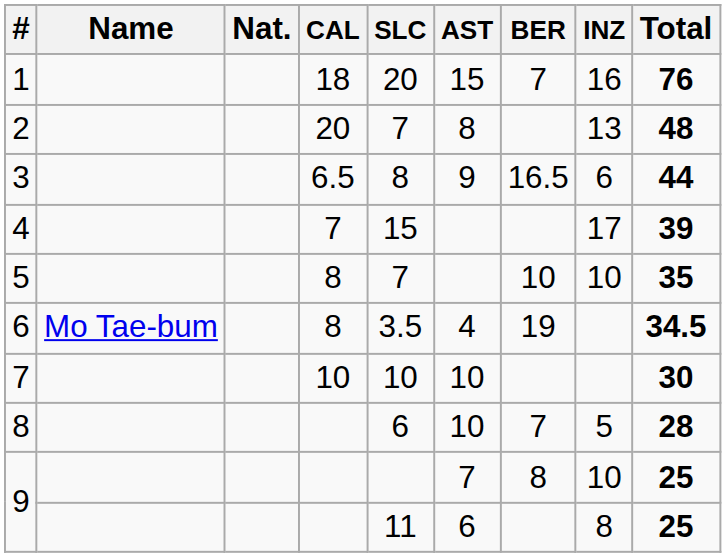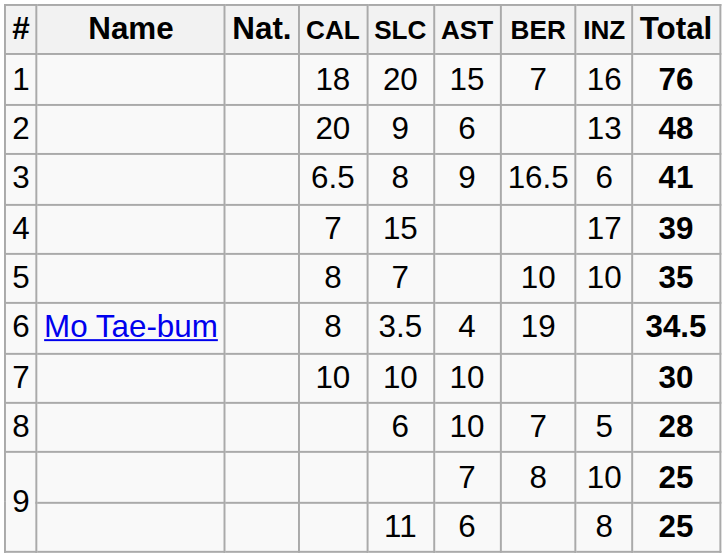(400, 128) 7 -> (400, 128) 9
(467, 128) 8 -> (467, 128) 6
(676, 178) 44 -> (676, 178) 41
